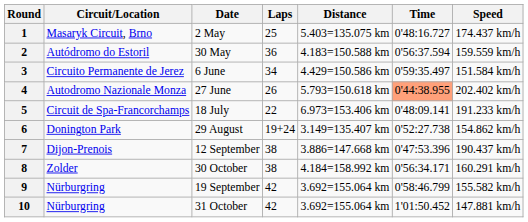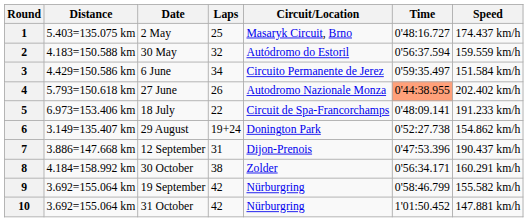columns swapped: (118, 13) <-> (345, 13)
(271, 52) 36 -> (217, 52) 32
(271, 148) 38 -> (217, 148) 31
